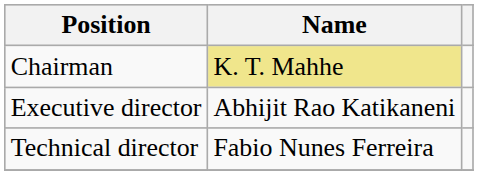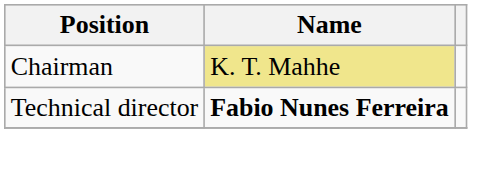- row: (106, 107)
(324, 148) normal -> (329, 107) bold
